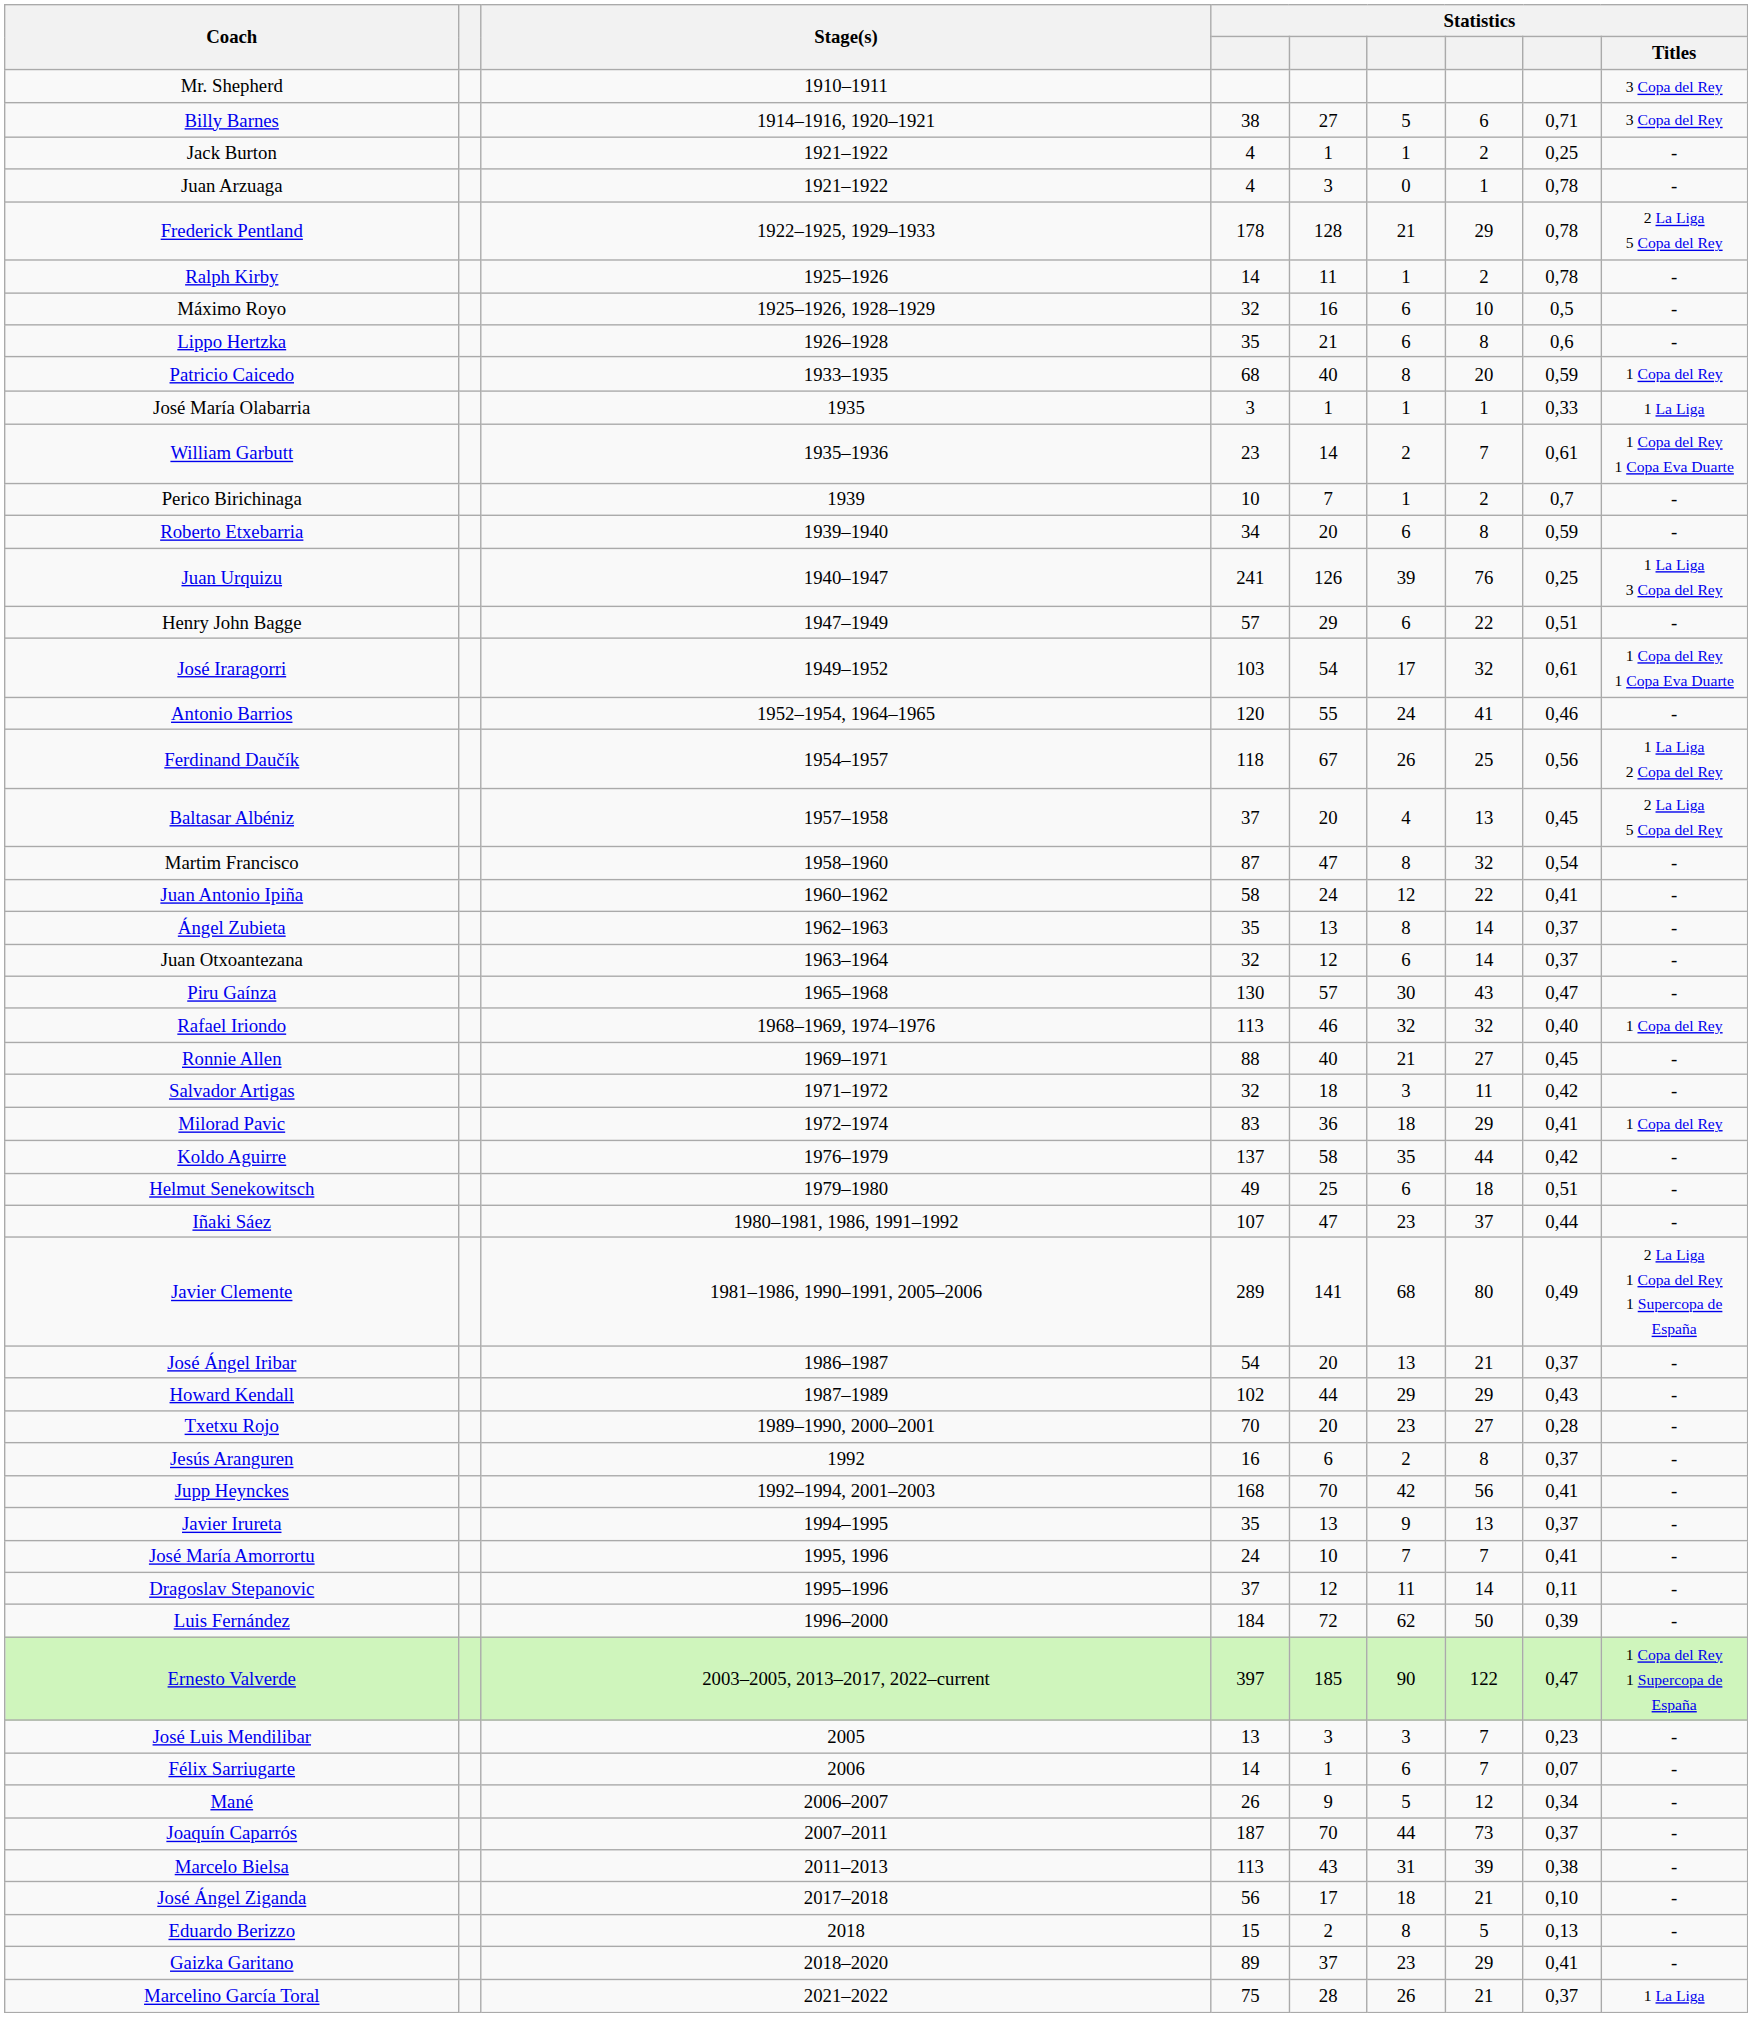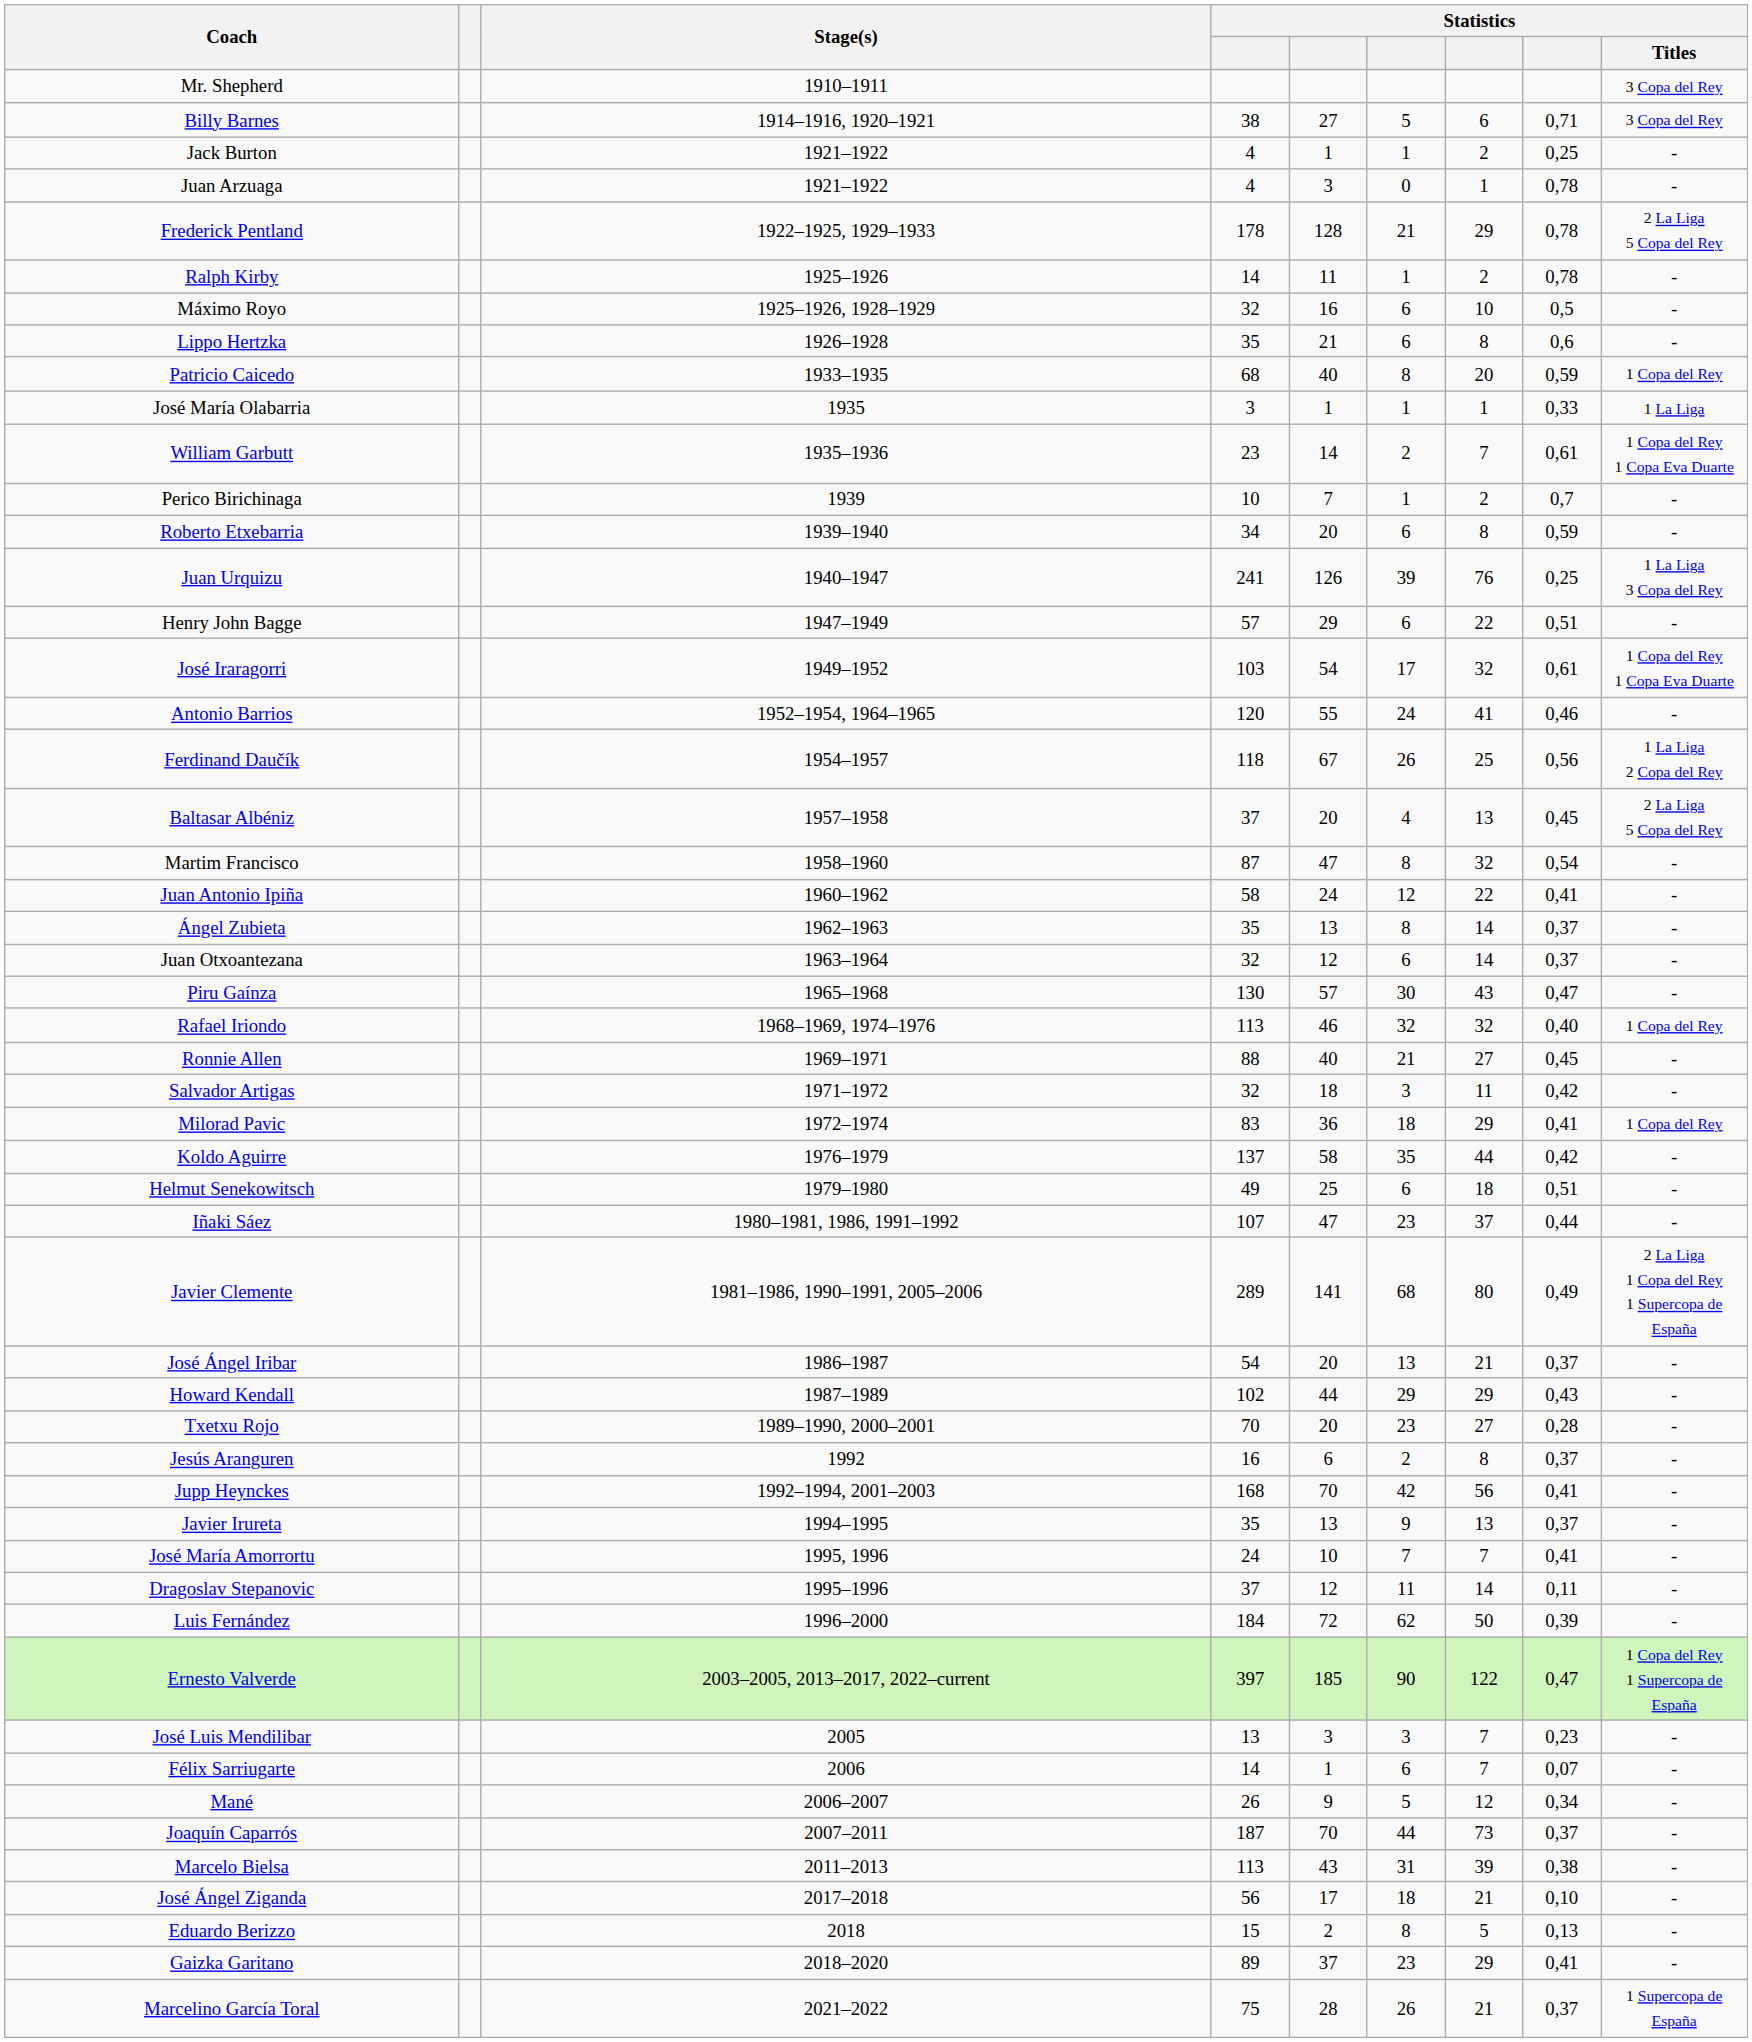(1674, 1996) 1 La Liga -> (1674, 2008) 1 Supercopa de España
